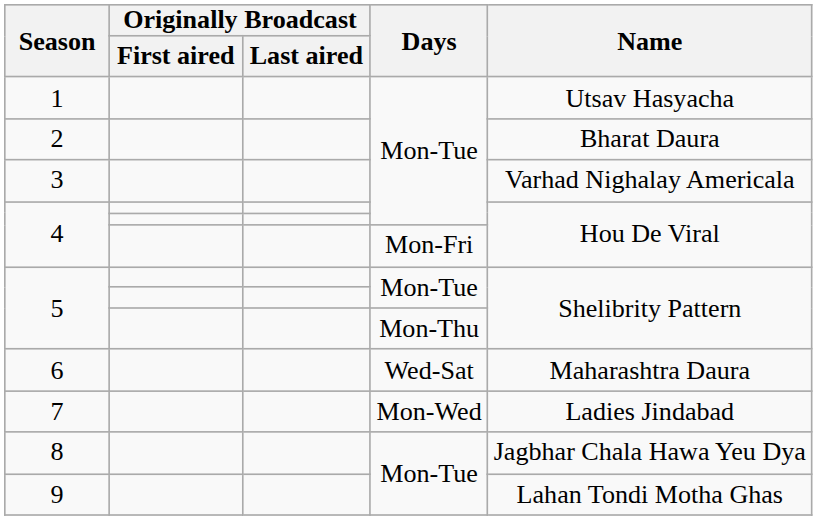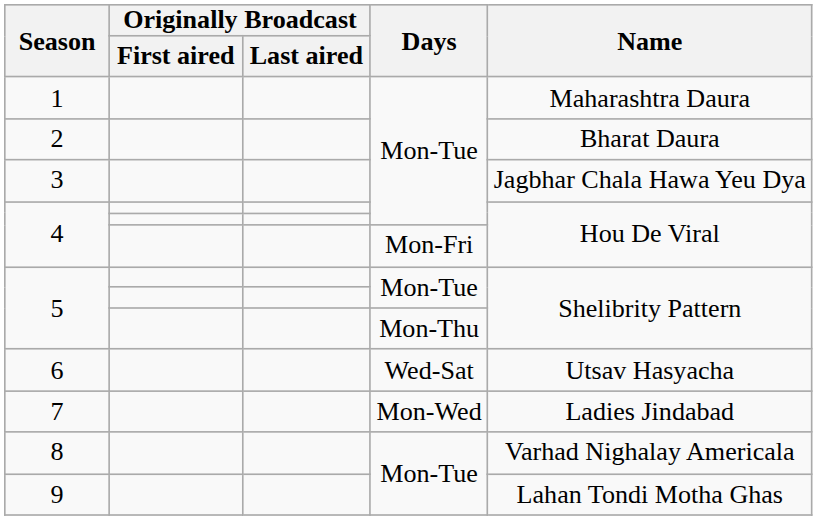(650, 97) Utsav Hasyacha -> (650, 97) Maharashtra Daura
(650, 180) Varhad Nighalay Americala -> (650, 180) Jagbhar Chala Hawa Yeu Dya
(650, 369) Maharashtra Daura -> (650, 369) Utsav Hasyacha
(650, 452) Jagbhar Chala Hawa Yeu Dya -> (650, 452) Varhad Nighalay Americala
